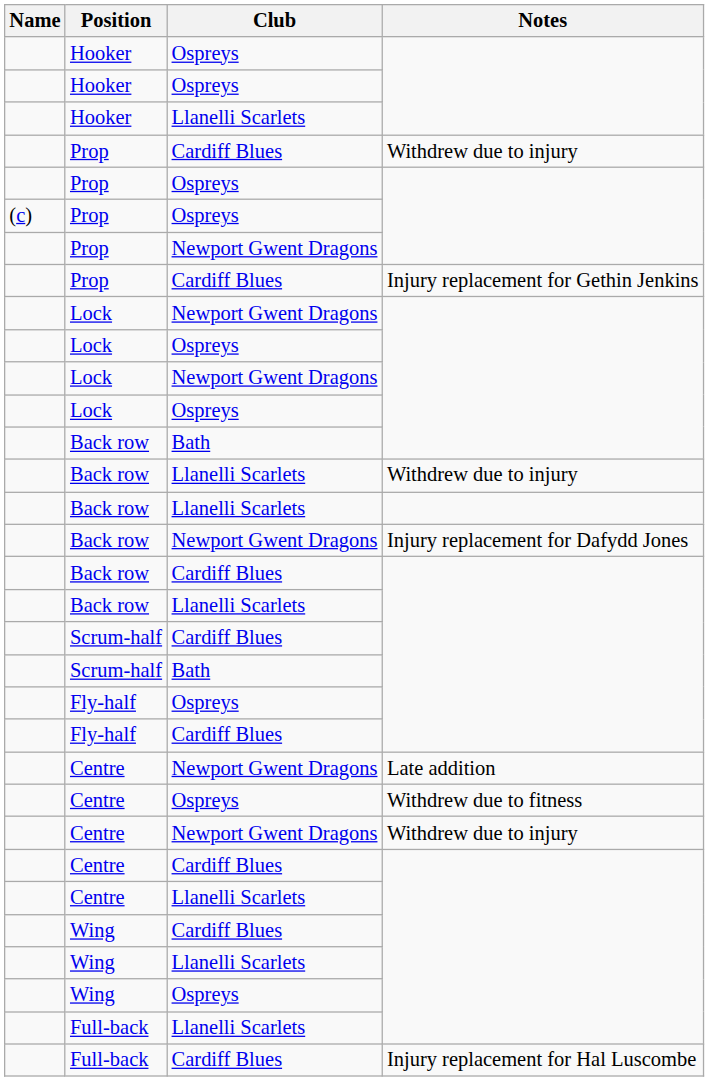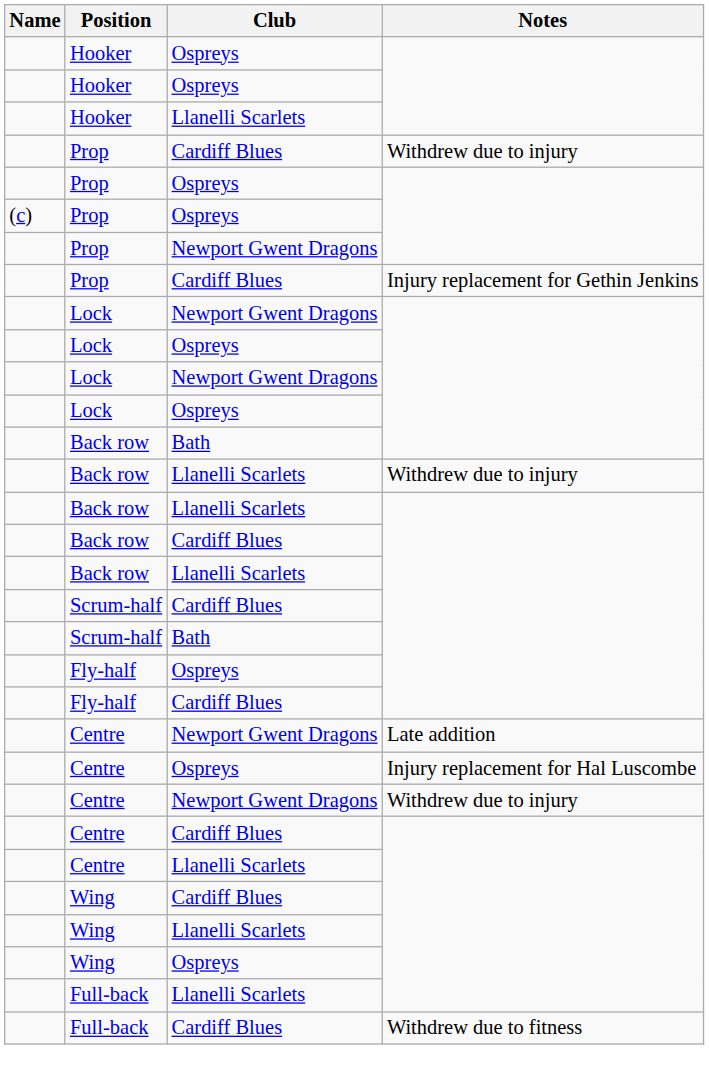- row: (110, 540)
(485, 800) Withdrew due to fitness -> (542, 767) Injury replacement for Hal Luscombe
(542, 1060) Injury replacement for Hal Luscombe -> (485, 1027) Withdrew due to fitness
